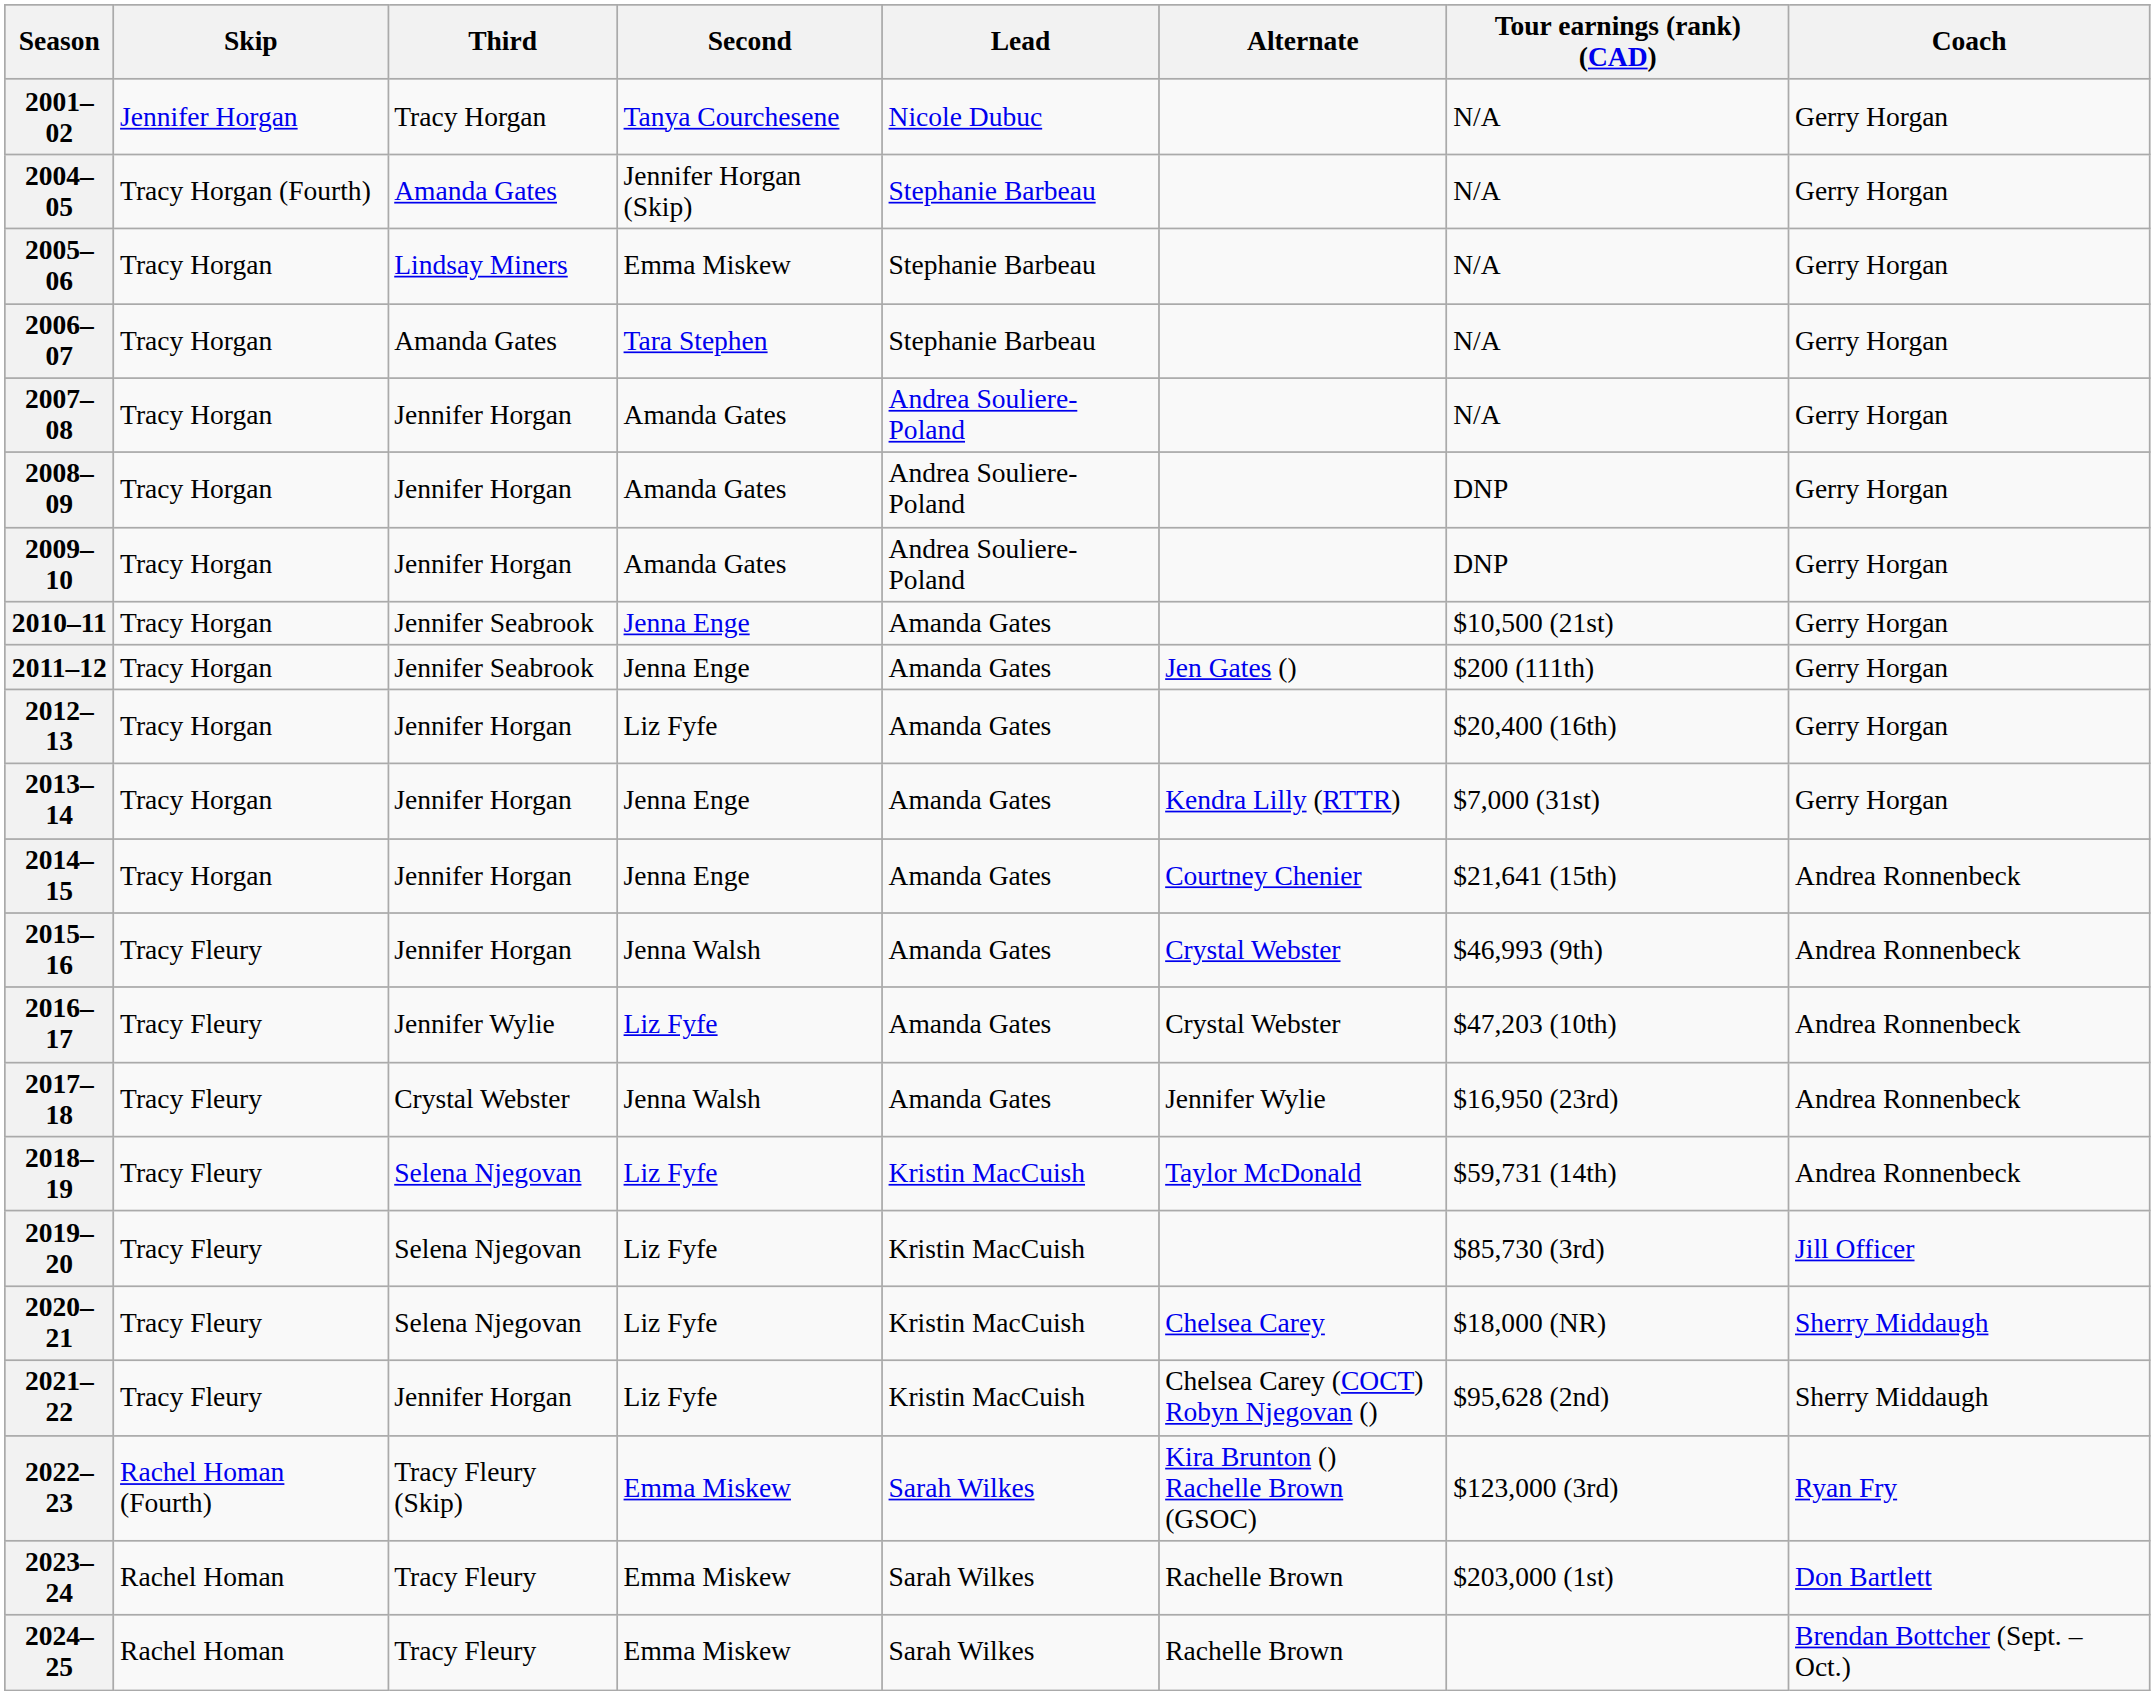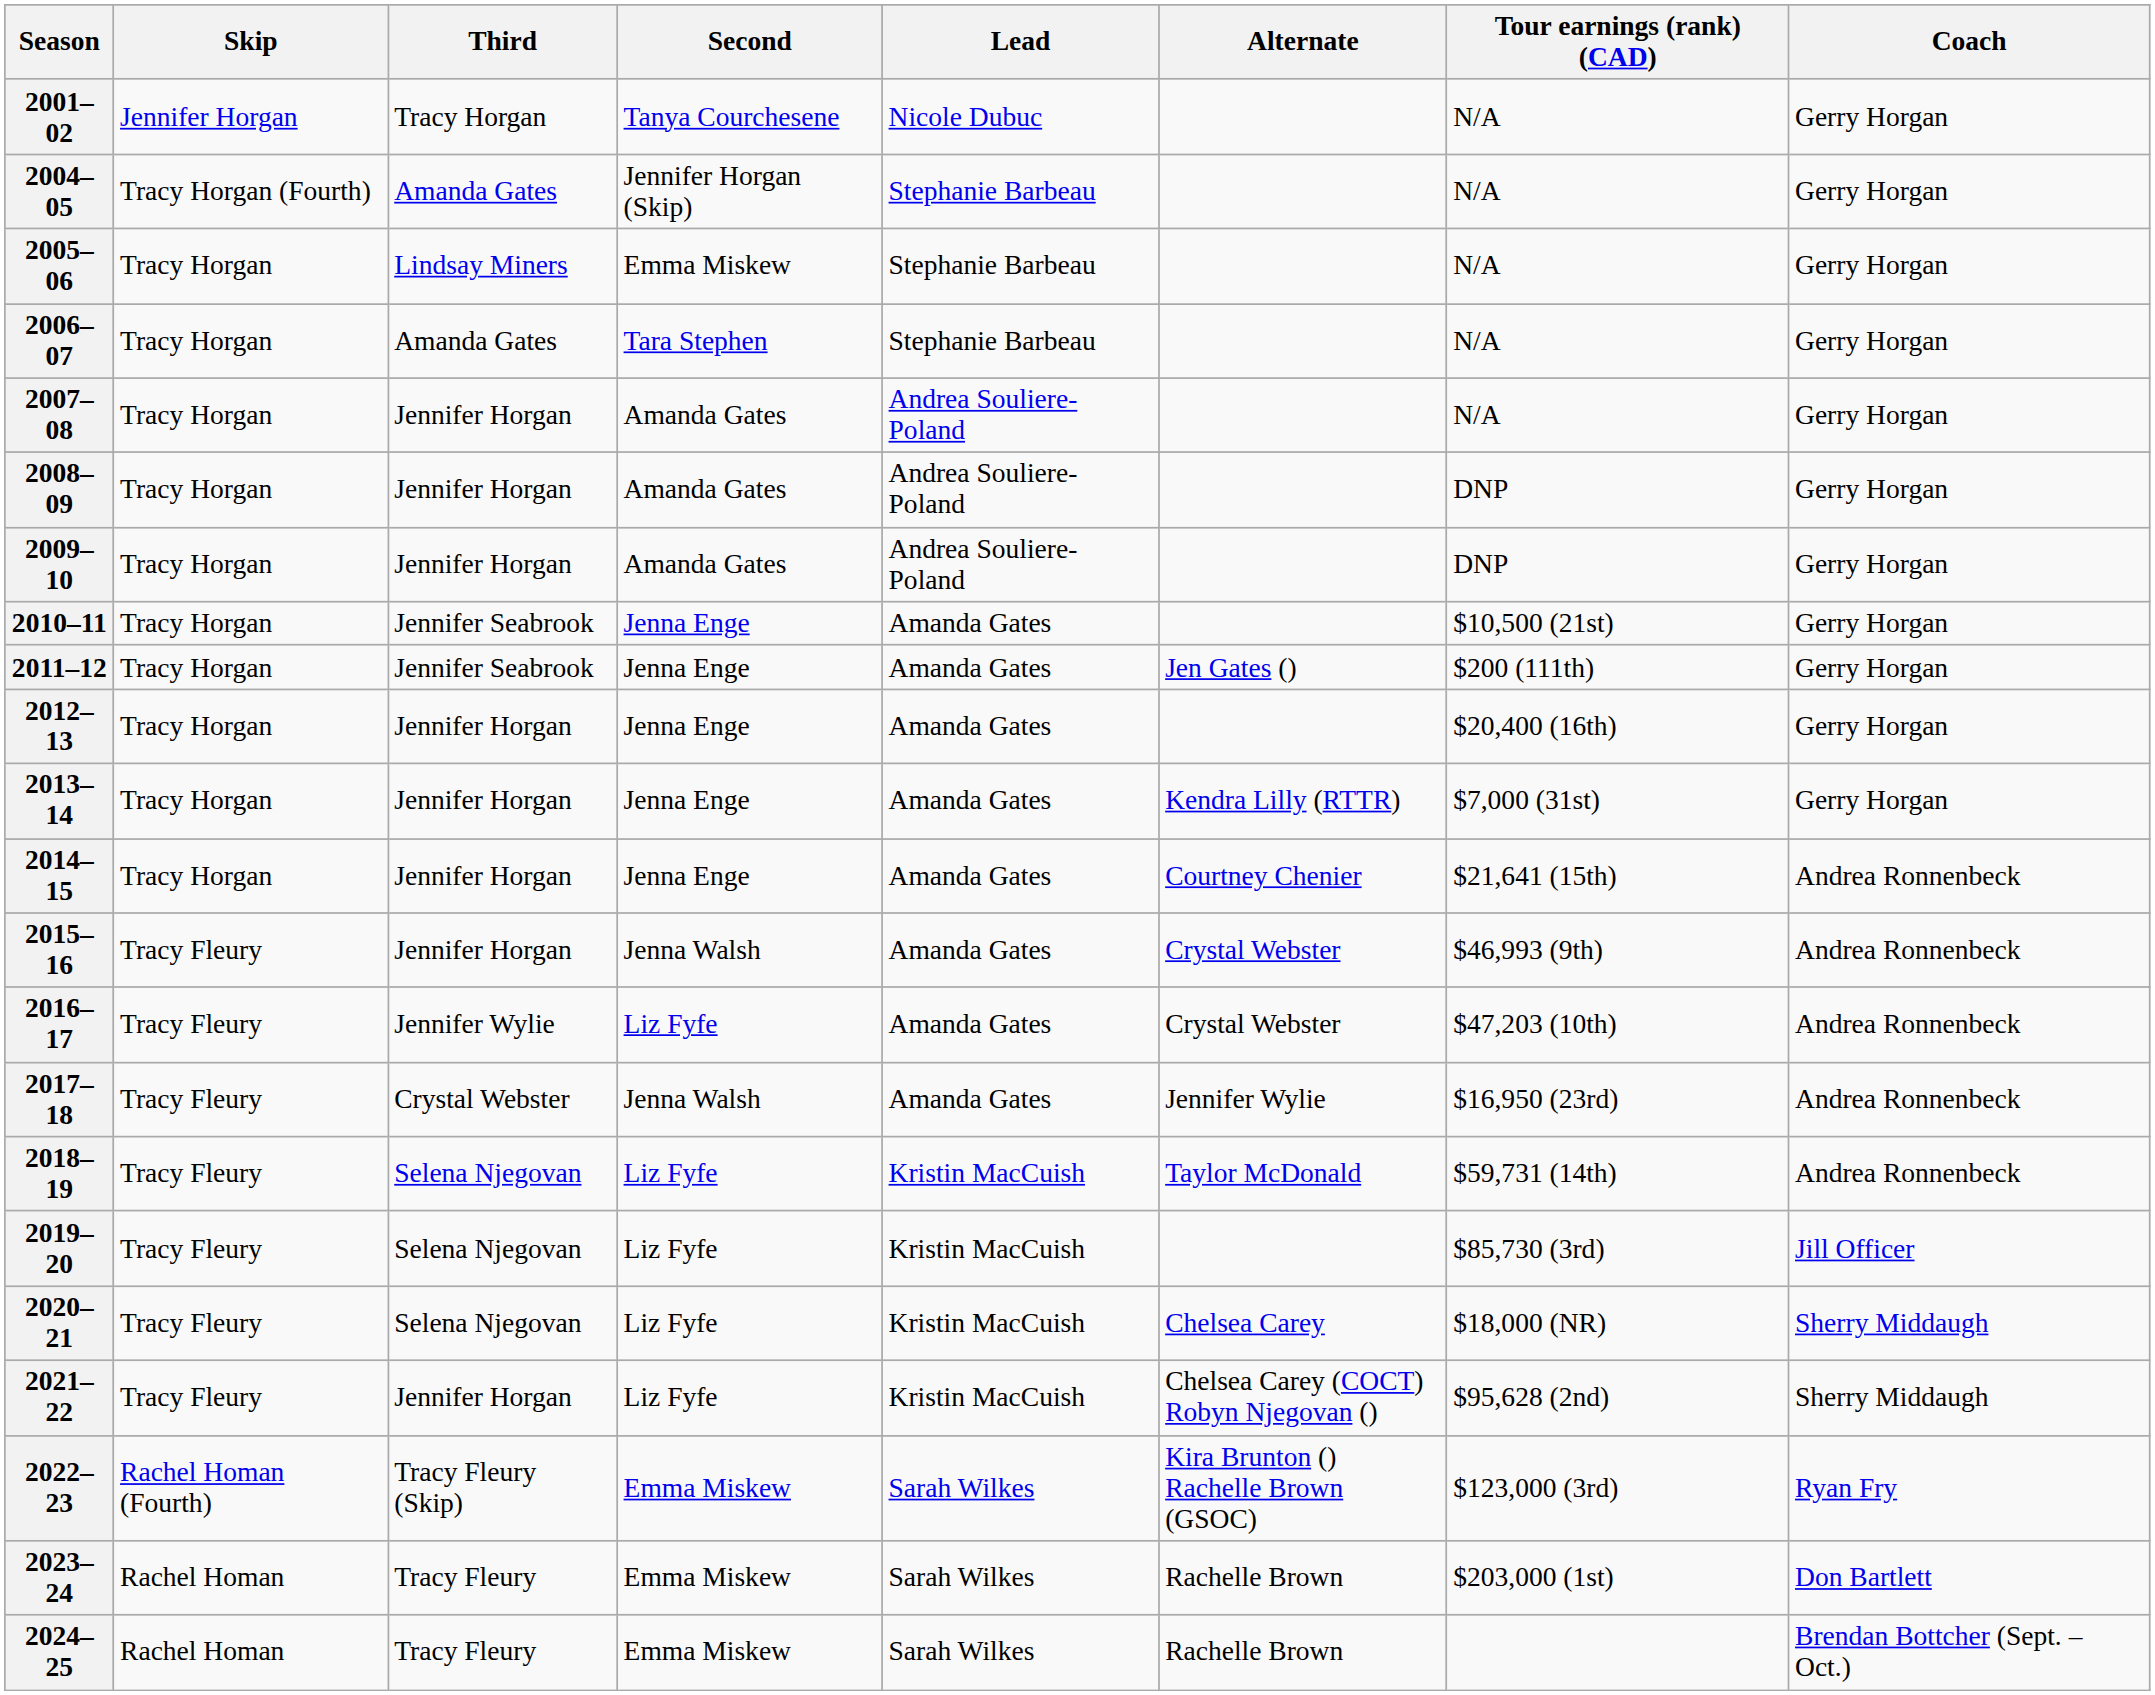(671, 725) Liz Fyfe -> (687, 725) Jenna Enge
